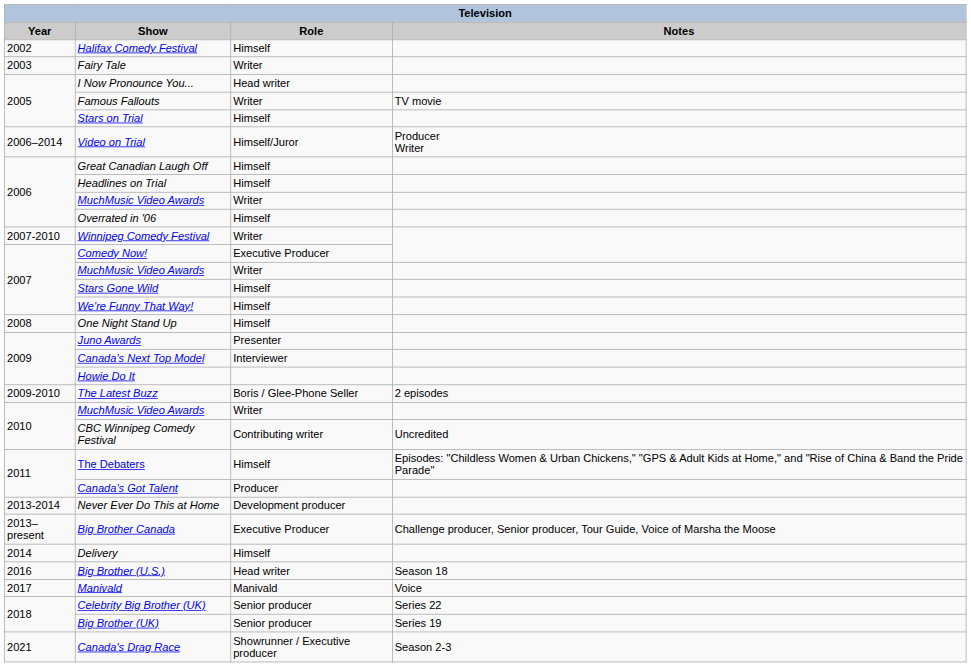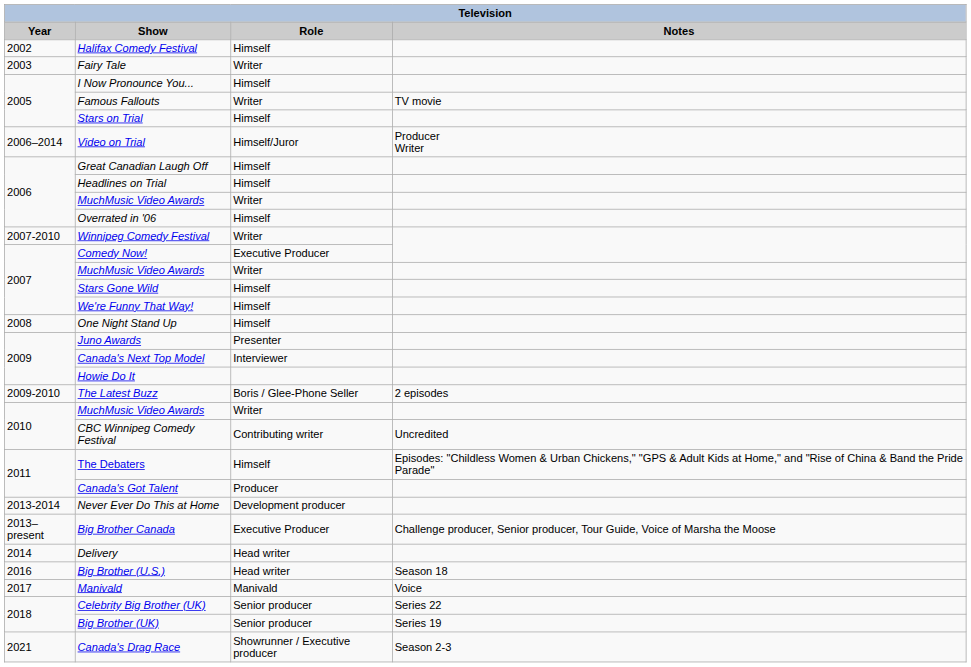(262, 84) Head writer -> (252, 84) Himself
(252, 553) Himself -> (262, 553) Head writer
